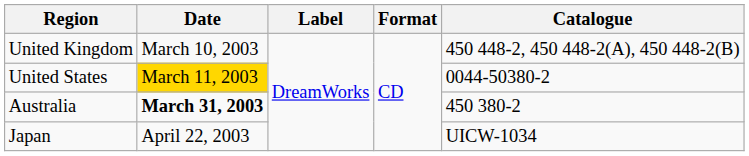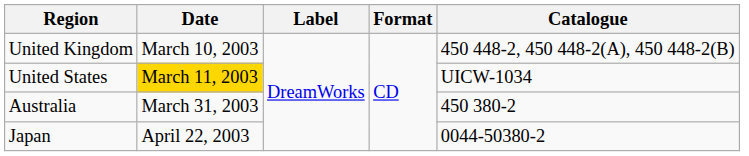(498, 77) 0044-50380-2 -> (486, 77) UICW-1034
(202, 106) bold -> (200, 106) normal
(491, 135) UICW-1034 -> (493, 135) 0044-50380-2
